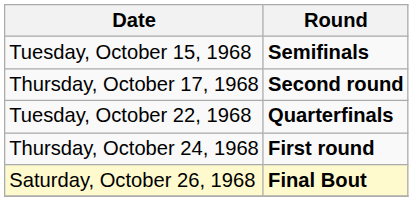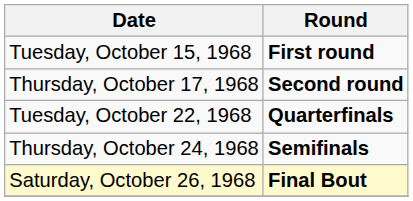(319, 52) Semifinals -> (321, 52) First round
(321, 148) First round -> (319, 148) Semifinals
